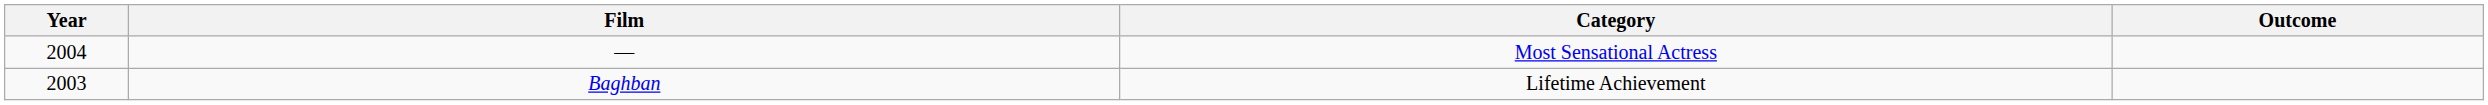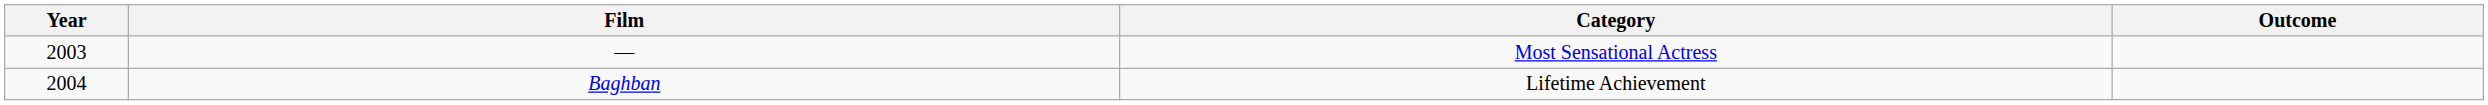(67, 52) 2004 -> (67, 52) 2003
(67, 83) 2003 -> (67, 83) 2004
